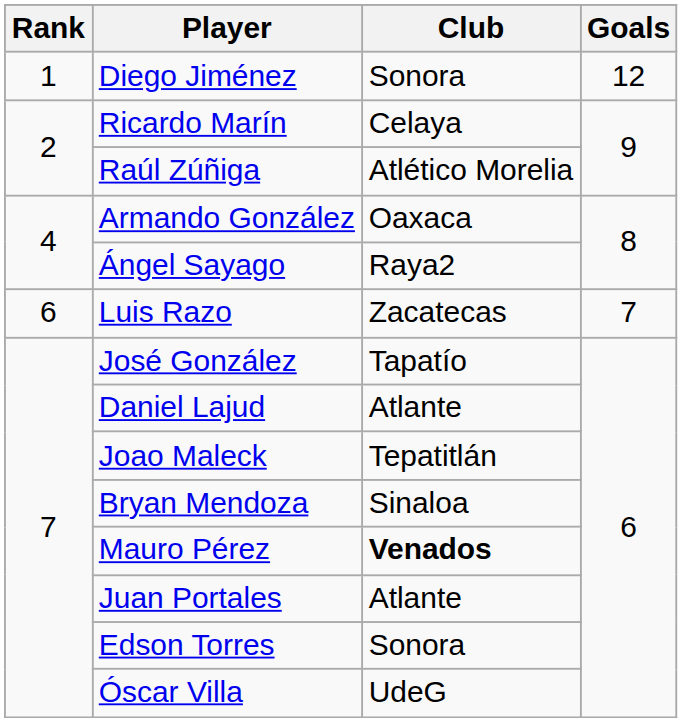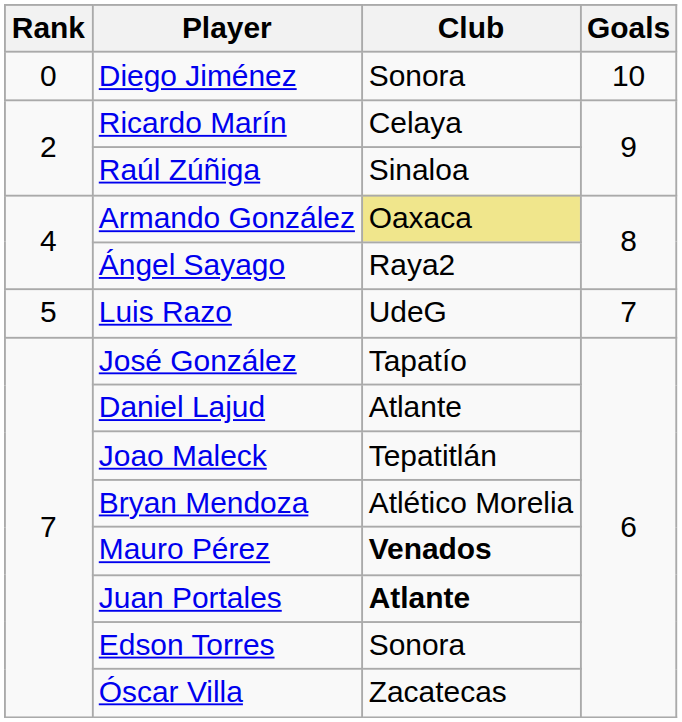(48, 75) 1 -> (48, 75) 0
(629, 75) 12 -> (629, 75) 10
(471, 170) Atlético Morelia -> (419, 170) Sinaloa
(420, 218) no background -> (420, 218) khaki background
(48, 312) 6 -> (48, 312) 5
(438, 312) Zacatecas -> (408, 312) UdeG
(419, 502) Sinaloa -> (471, 502) Atlético Morelia
(415, 597) normal -> (419, 597) bold
(408, 692) UdeG -> (438, 692) Zacatecas
